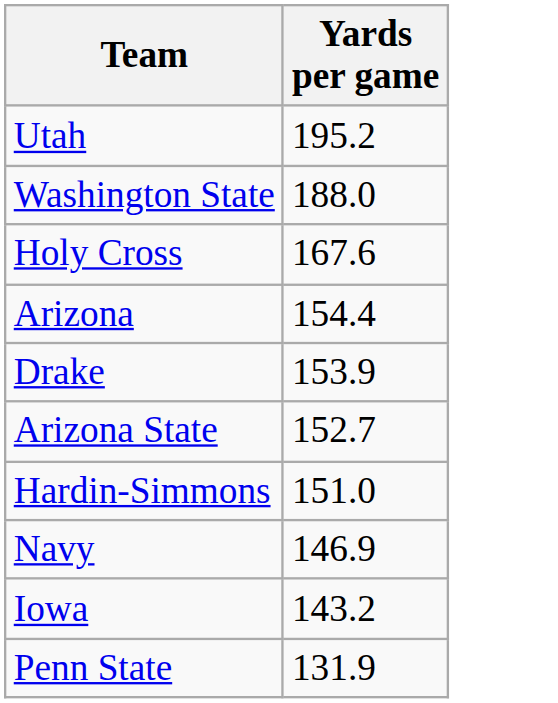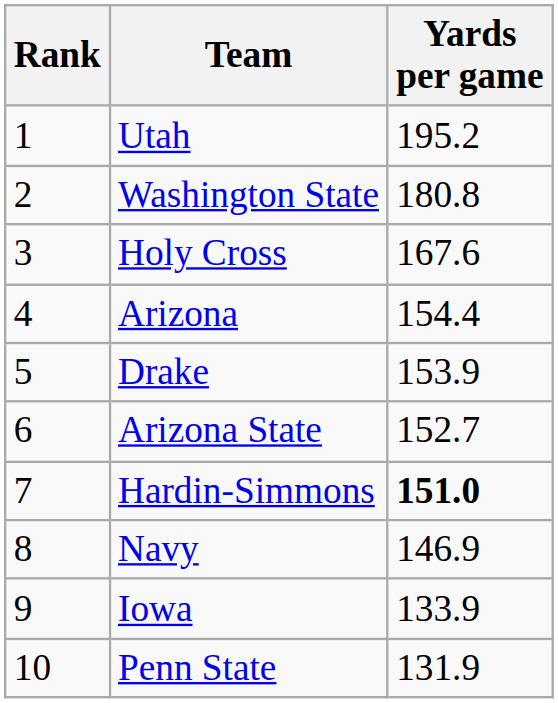+ column: (57, 55)
(334, 194) 188.0 -> (438, 194) 180.8
(334, 489) normal -> (438, 489) bold
(334, 608) 143.2 -> (438, 608) 133.9
